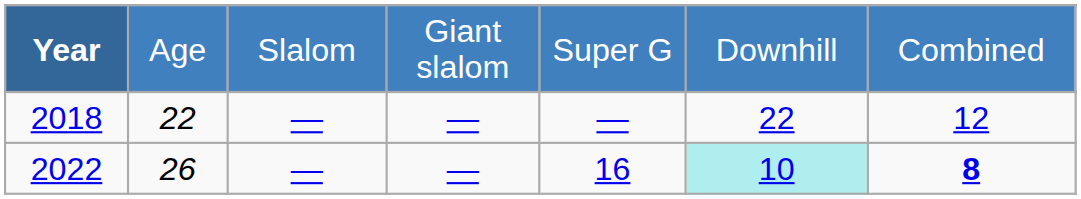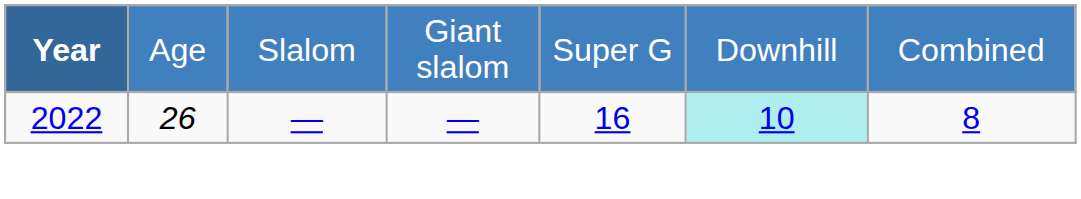- row: (66, 118)
(971, 169) bold -> (971, 118) normal
